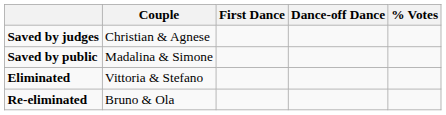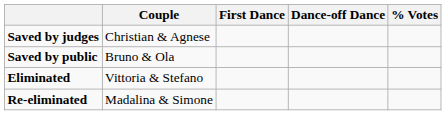(159, 57) Madalina & Simone -> (140, 57) Bruno & Ola
(140, 99) Bruno & Ola -> (159, 99) Madalina & Simone
